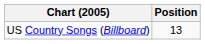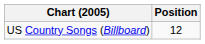(176, 30) 13 -> (176, 30) 12
